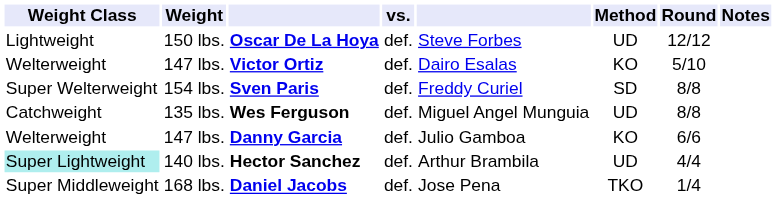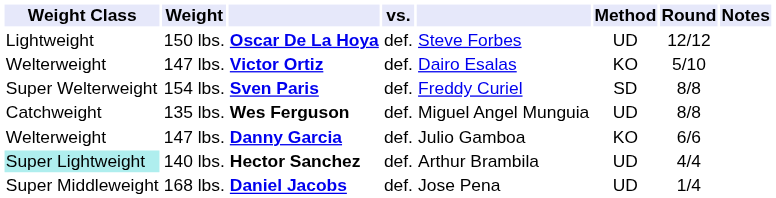(625, 186) TKO -> (625, 186) UD
